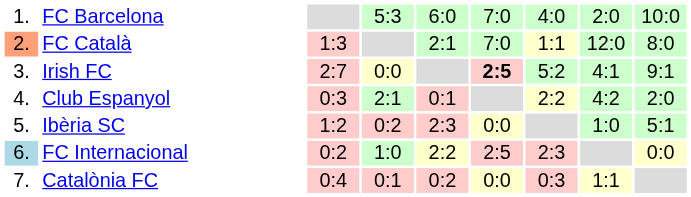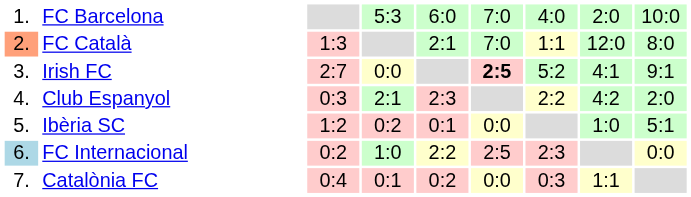(442, 98) 0:1 -> (442, 98) 2:3
(442, 125) 2:3 -> (442, 125) 0:1
